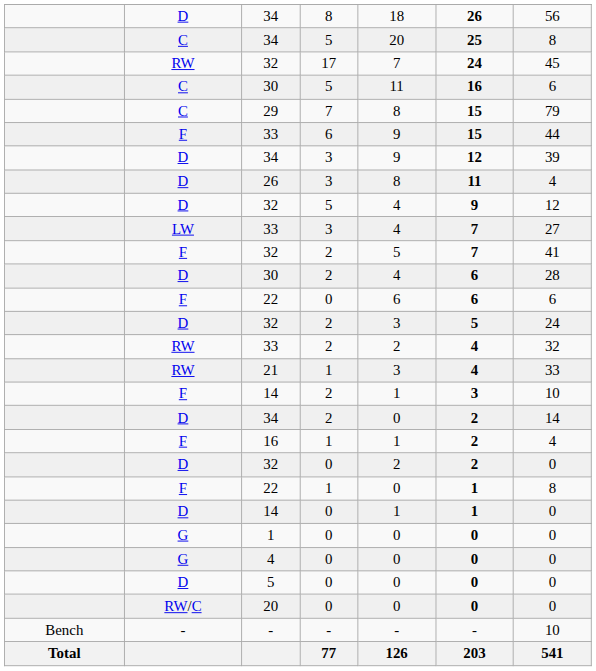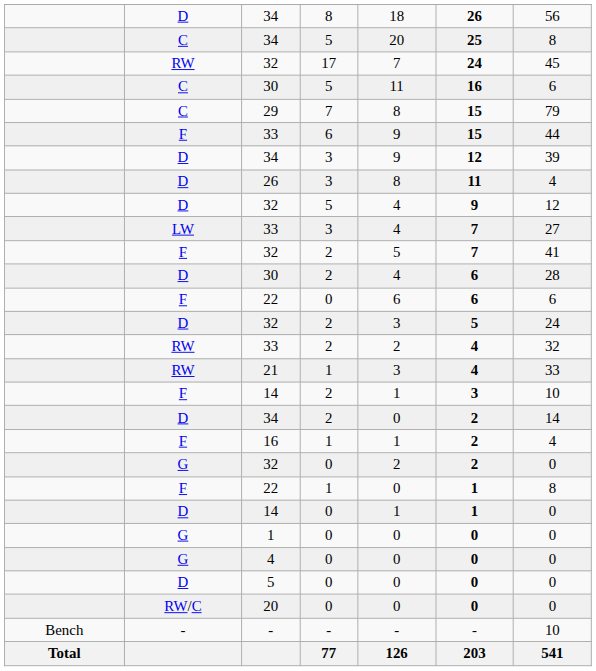(183, 464) D -> (183, 464) G
